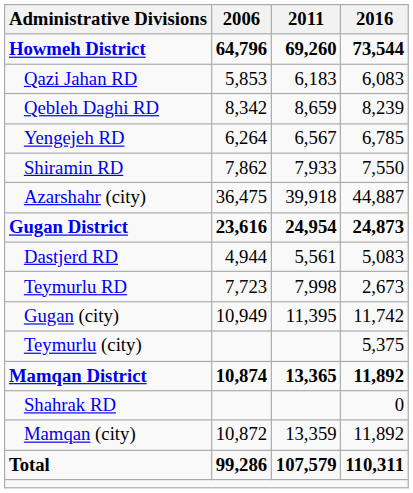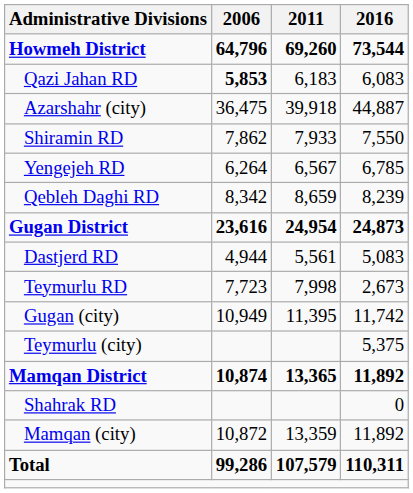(246, 78) normal -> (246, 78) bold
rows swapped: (91, 108) <-> (85, 197)
rows swapped: (74, 167) <-> (74, 138)
